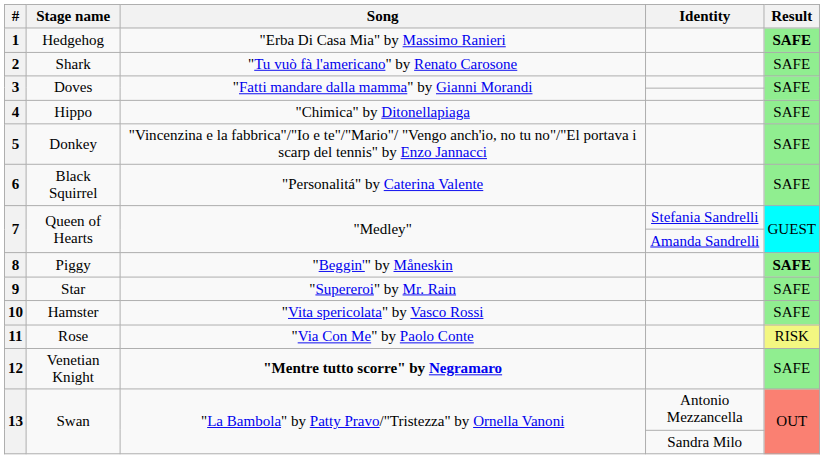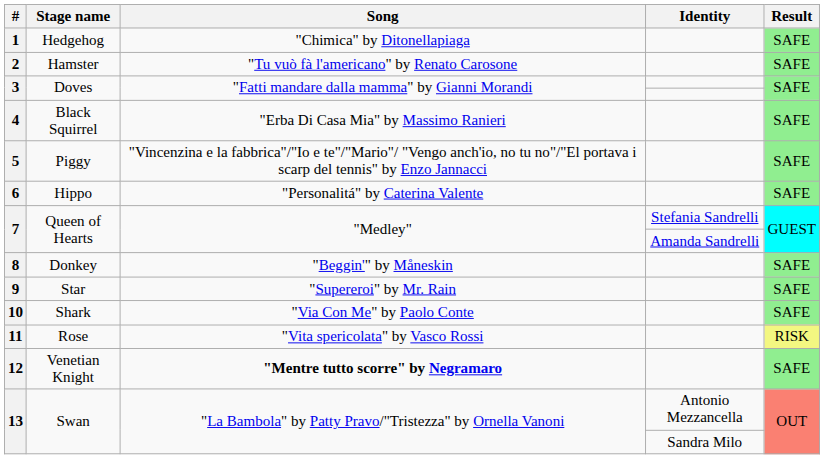(383, 40) "Erba Di Casa Mia" by Massimo Ranieri -> (383, 40) "Chimica" by Ditonellapiaga
(792, 40) bold -> (792, 40) normal
(73, 64) Shark -> (73, 64) Hamster
(73, 111) Hippo -> (73, 120) Black Squirrel
(383, 111) "Chimica" by Ditonellapiaga -> (383, 120) "Erba Di Casa Mia" by Massimo Ranieri
(73, 144) Donkey -> (73, 161) Piggy
(73, 184) Black Squirrel -> (73, 193) Hippo
(73, 264) Piggy -> (73, 264) Donkey
(792, 264) bold -> (792, 264) normal
(73, 312) Hamster -> (73, 312) Shark
(383, 312) "Vita spericolata" by Vasco Rossi -> (383, 312) "Via Con Me" by Paolo Conte
(383, 336) "Via Con Me" by Paolo Conte -> (383, 336) "Vita spericolata" by Vasco Rossi
